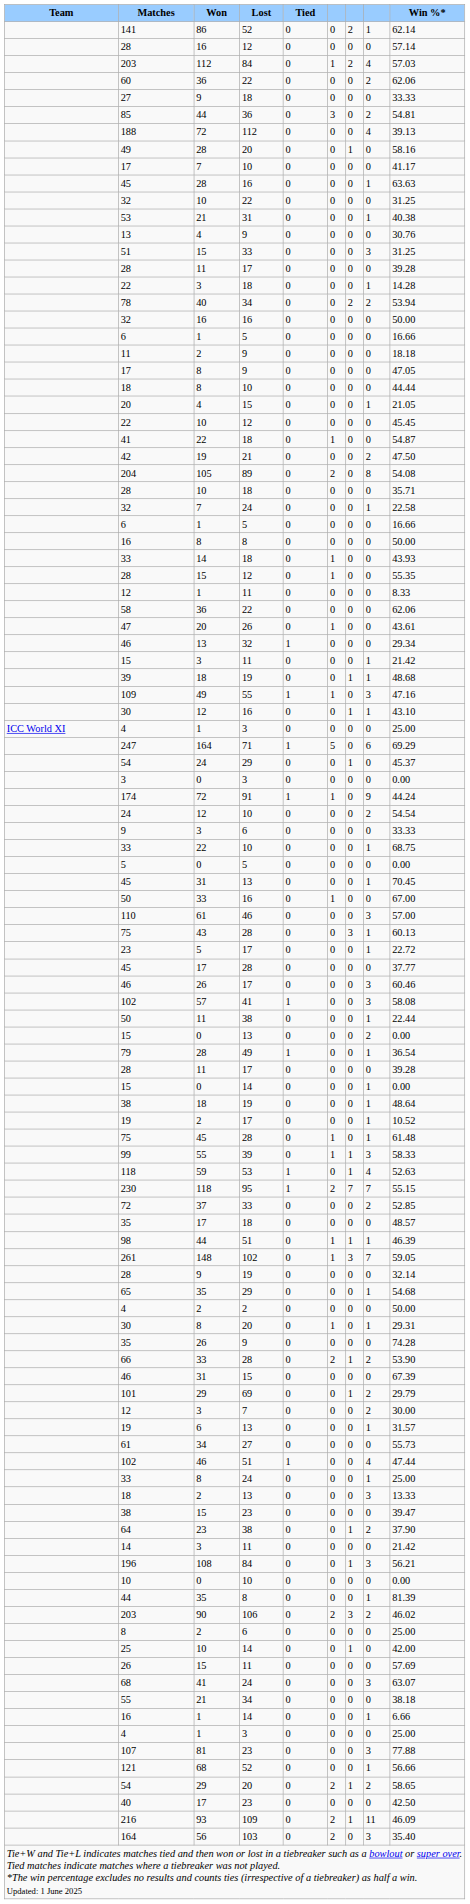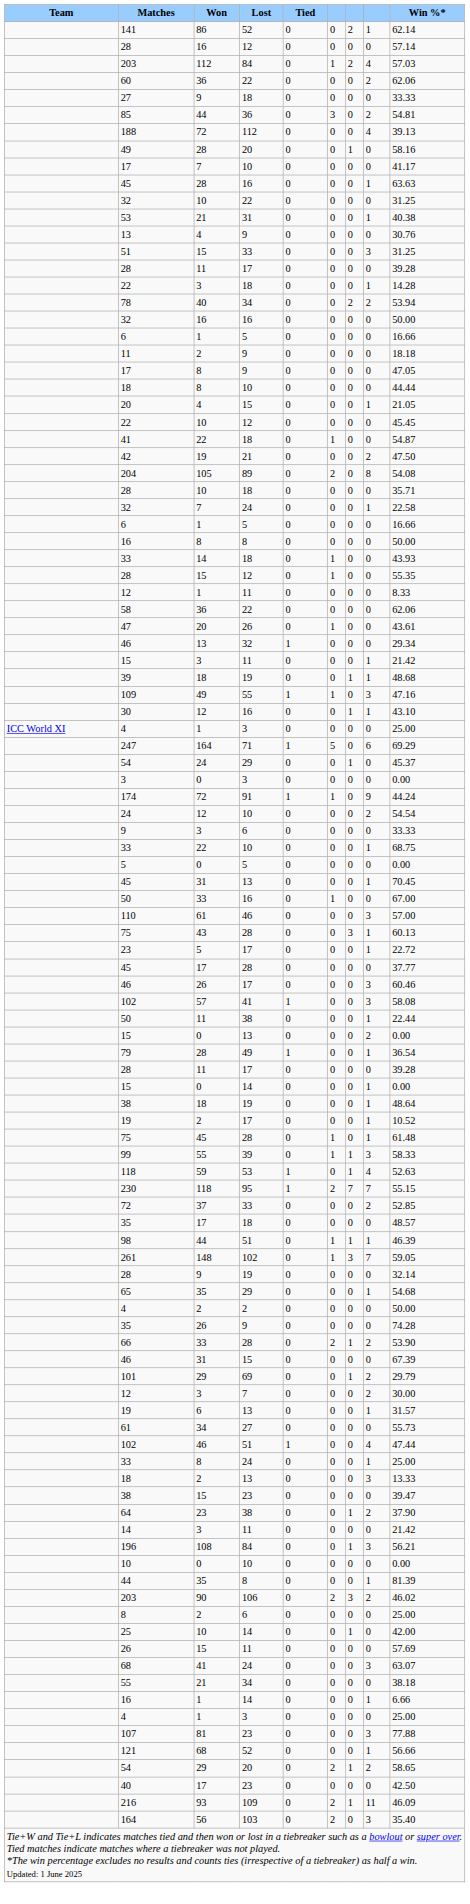- row: (126, 1325)
